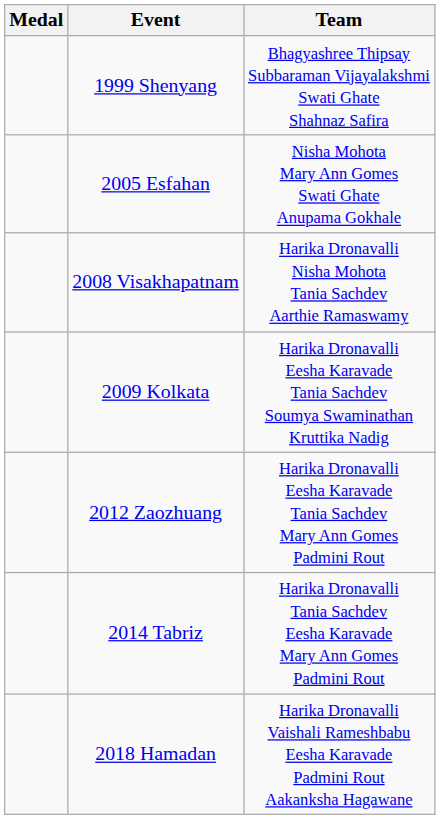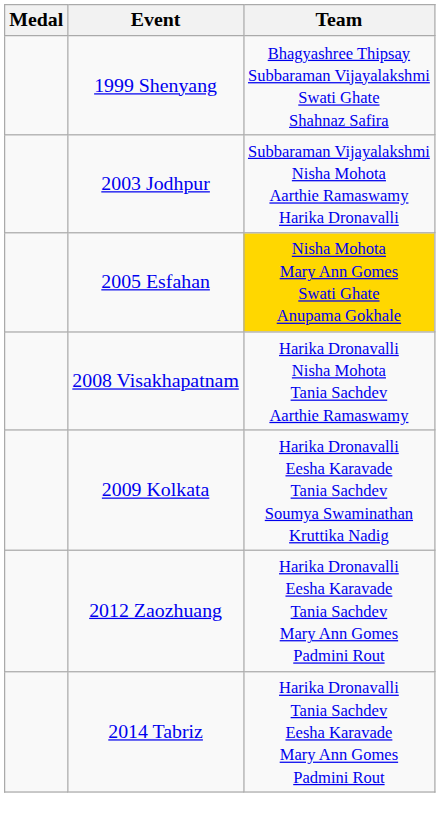+ row: (156, 183)
(339, 184) no background -> (339, 283) gold background
- row: (156, 753)
